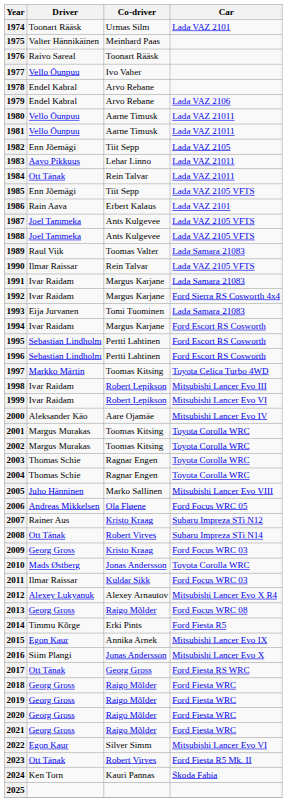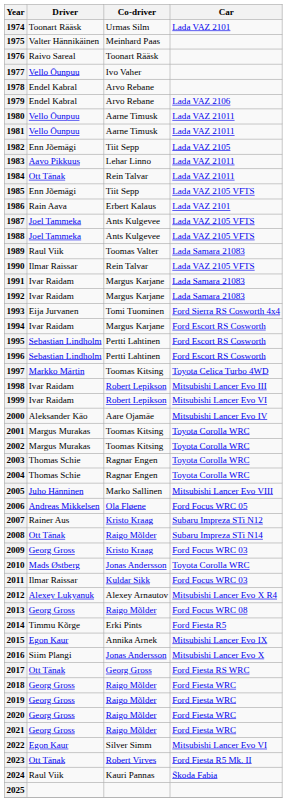(226, 296) Ford Sierra RS Cosworth 4x4 -> (209, 296) Lada Samara 21083
(209, 311) Lada Samara 21083 -> (226, 311) Ford Sierra RS Cosworth 4x4
(131, 536) Robert Virves -> (131, 536) Raigo Mõlder
(46, 775) Ken Torn -> (46, 775) Raul Viik
